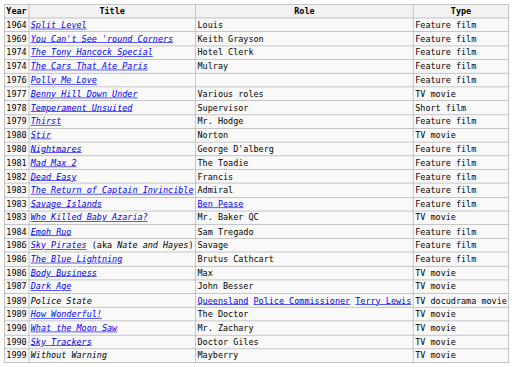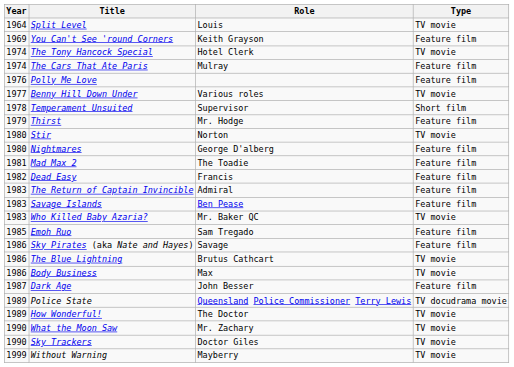(446, 25) Feature film -> (436, 25) TV movie
(446, 53) Feature film -> (436, 53) TV movie
(17, 232) 1984 -> (17, 232) 1985
(446, 259) Feature film -> (436, 259) TV movie
(436, 287) TV movie -> (446, 287) Feature film
